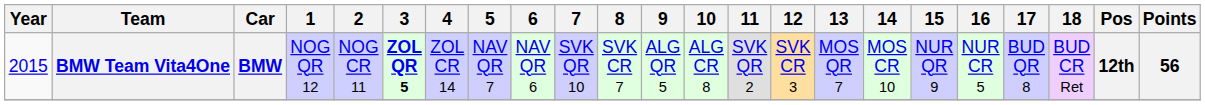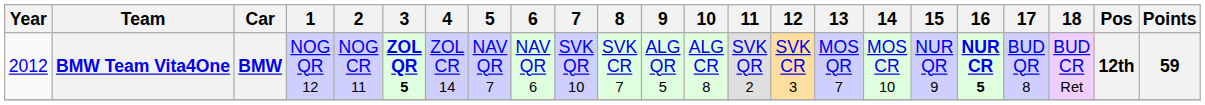(28, 66) 2015 -> (28, 66) 2012
(981, 66) normal -> (981, 66) bold
(1170, 66) 56 -> (1170, 66) 59
